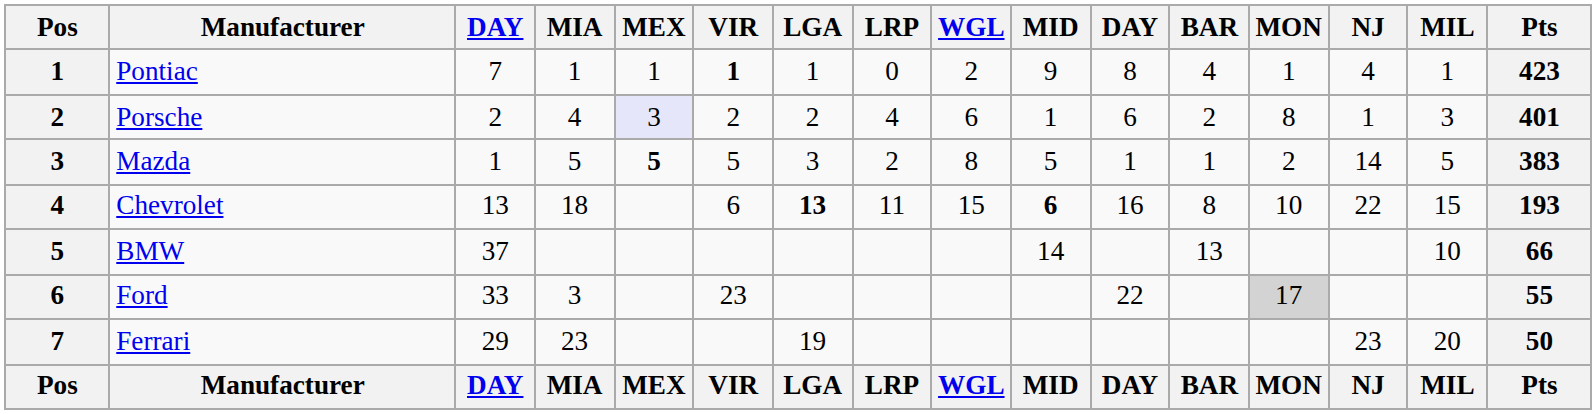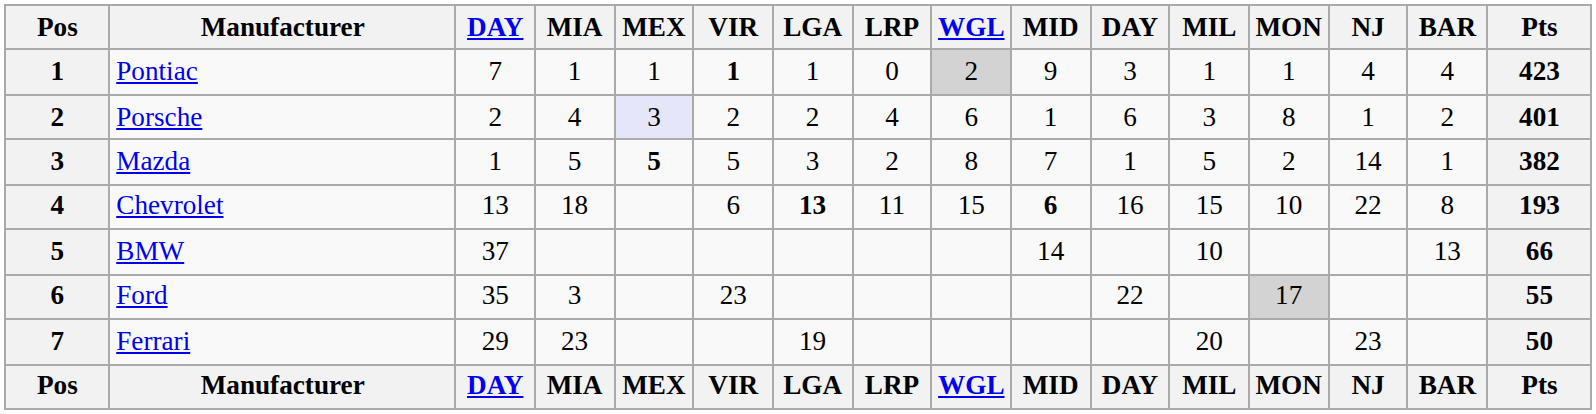columns swapped: (1209, 26) <-> (1447, 26)
(971, 71) no background -> (971, 71) lightgrey background
(1130, 71) 8 -> (1130, 71) 3
(1051, 161) 5 -> (1051, 161) 7
(1539, 161) 383 -> (1539, 161) 382
(495, 295) 33 -> (495, 295) 35
